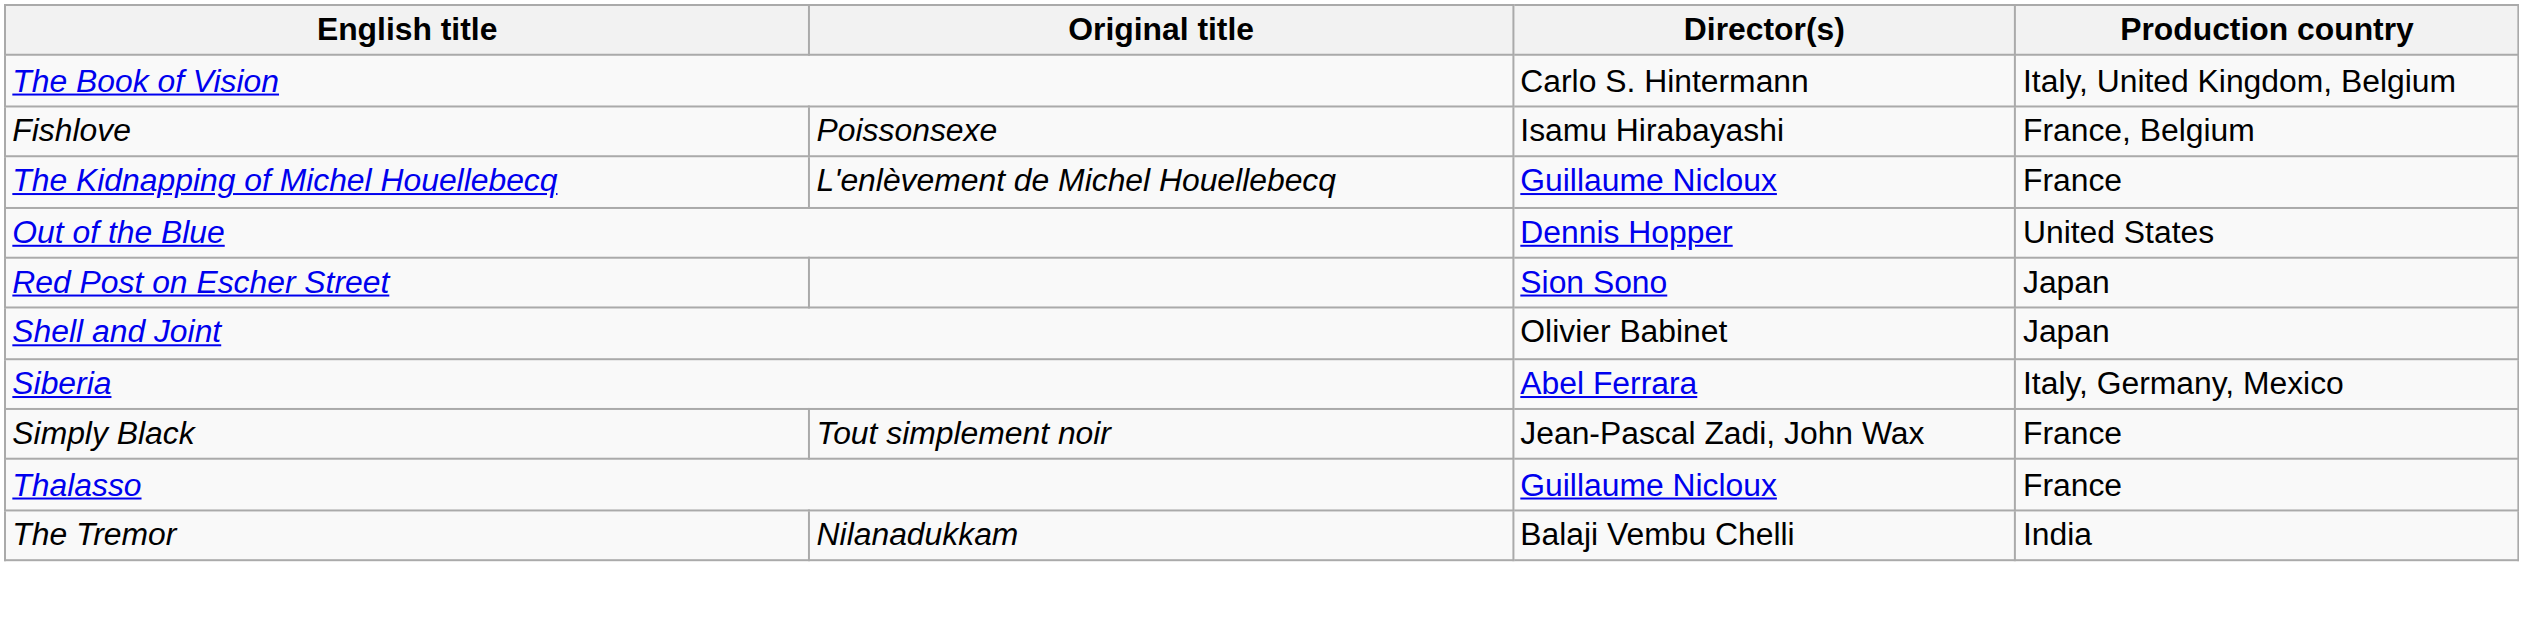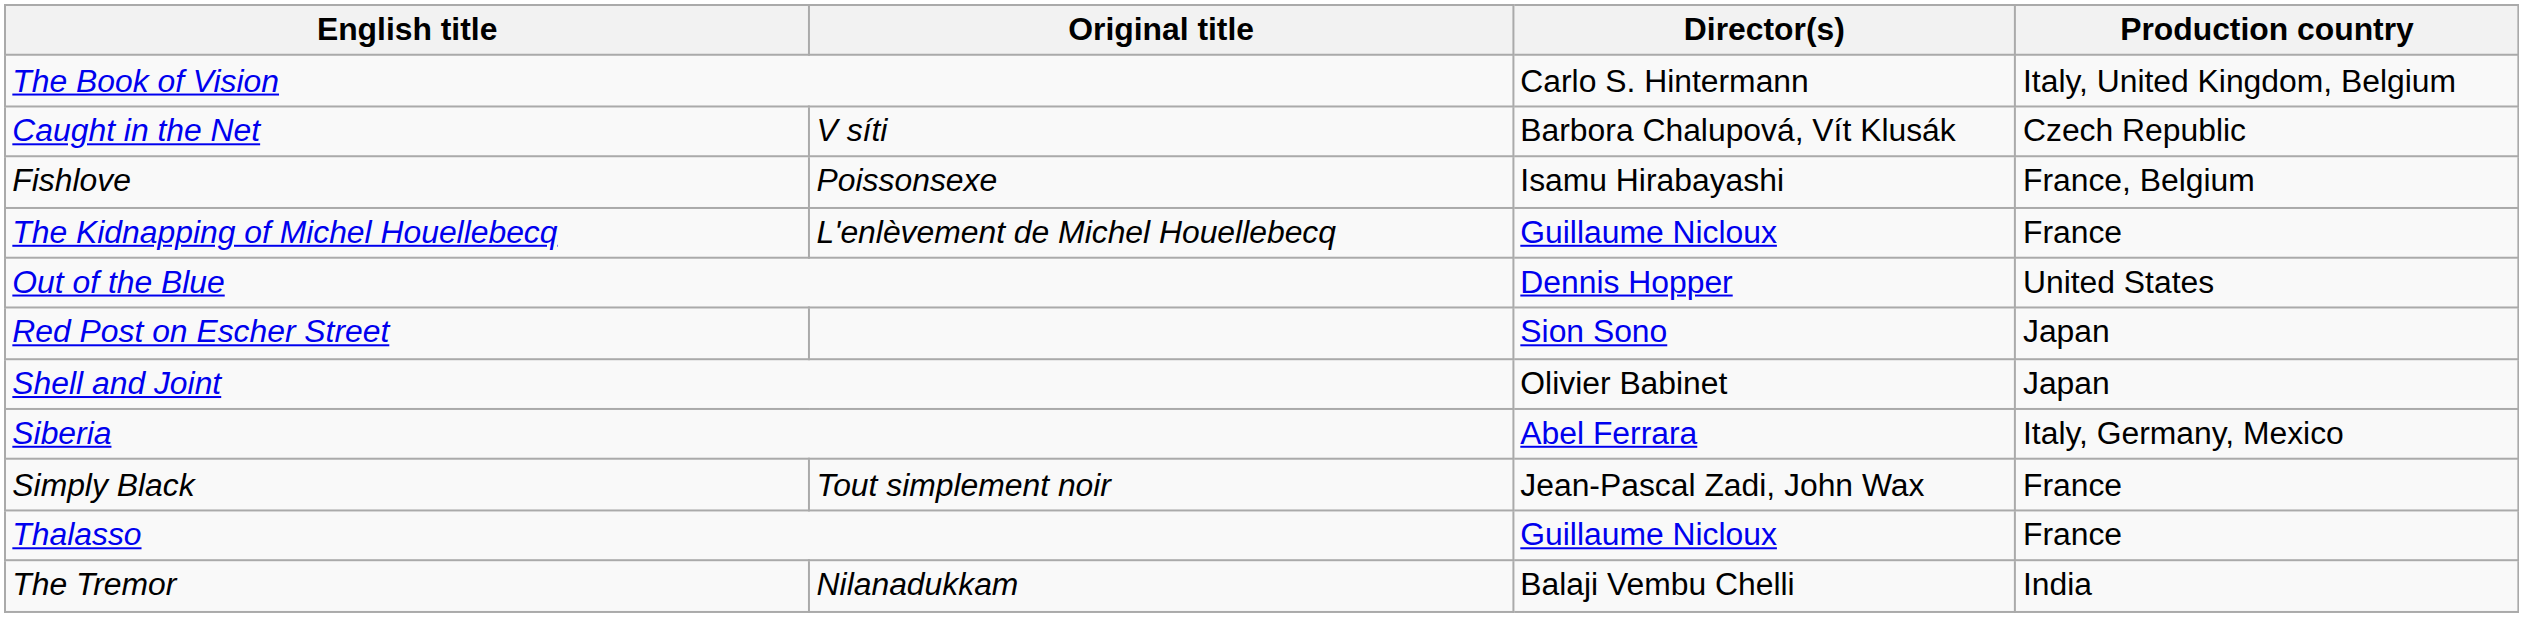+ row: (136, 130)
